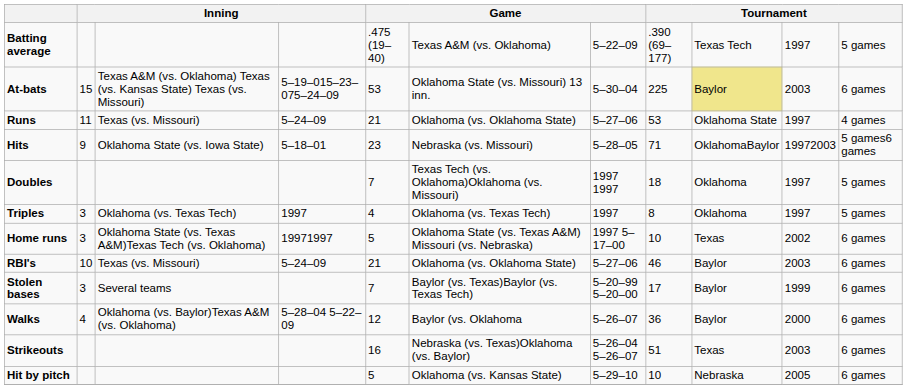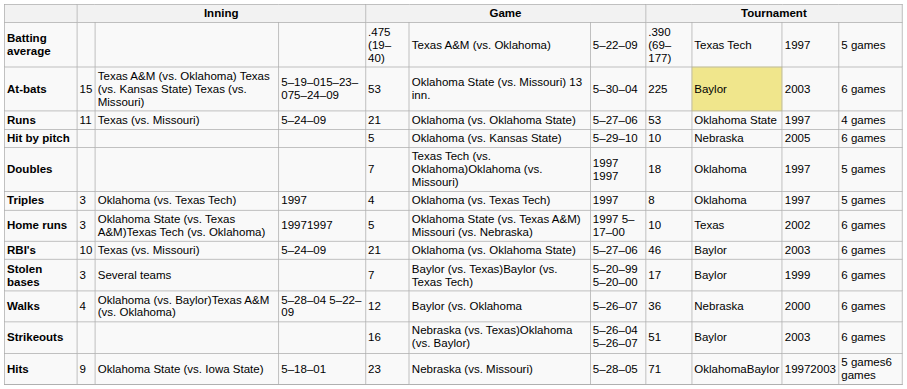rows swapped: (18, 145) <-> (38, 375)
(711, 319) Baylor -> (719, 306) Nebraska
(709, 350) Texas -> (711, 337) Baylor
